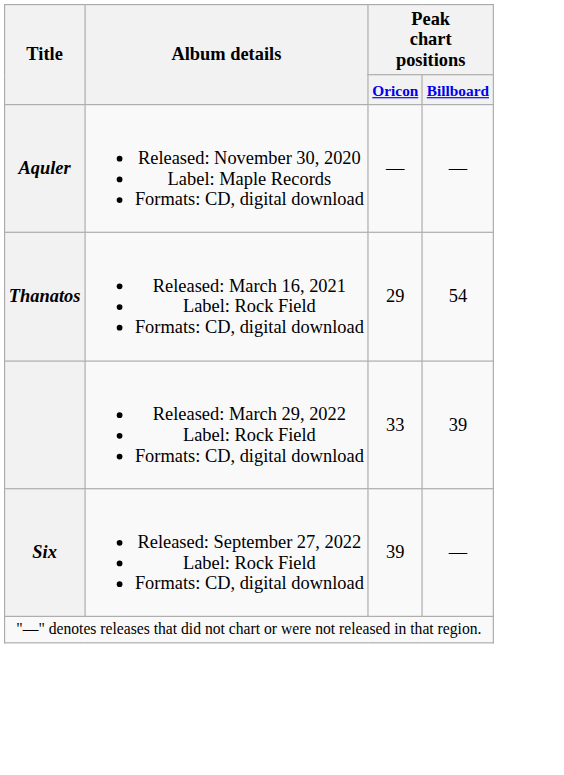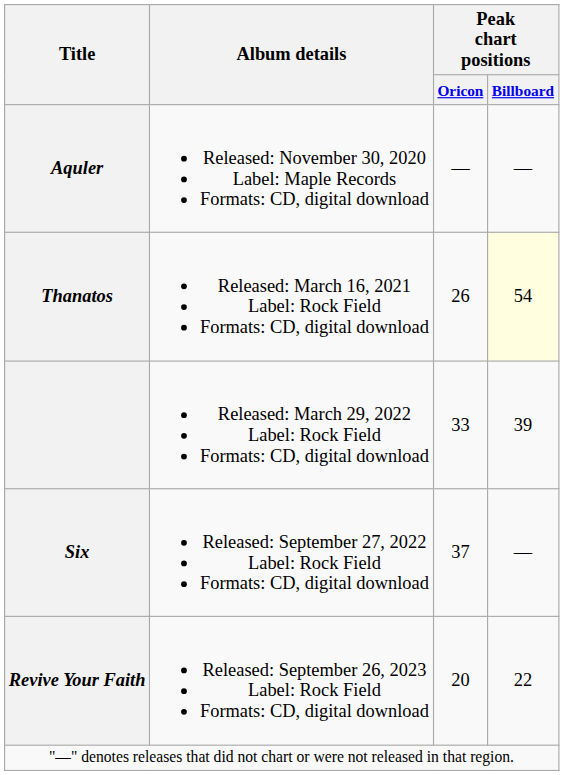(395, 296) 29 -> (460, 296) 26
(458, 296) no background -> (523, 296) lightyellow background
(395, 552) 39 -> (460, 552) 37
+ row: (77, 680)
